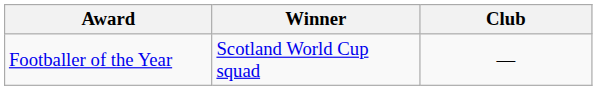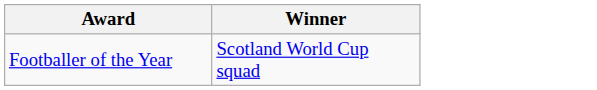- column: (506, 19)
